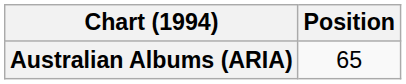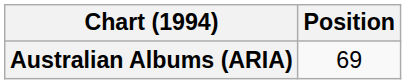(349, 59) 65 -> (349, 59) 69
